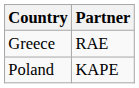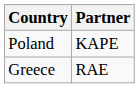rows swapped: (31, 69) <-> (32, 43)
